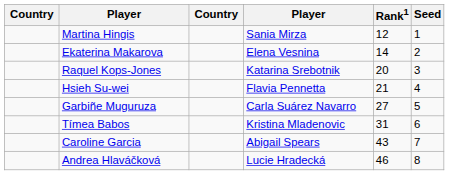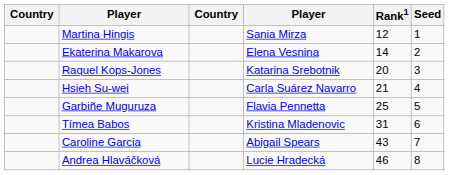(286, 88) Flavia Pennetta -> (301, 88) Carla Suárez Navarro
(301, 106) Carla Suárez Navarro -> (286, 106) Flavia Pennetta
(382, 106) 27 -> (382, 106) 25
